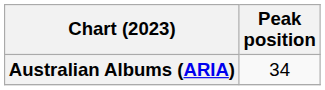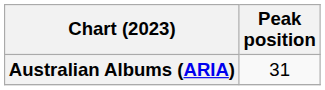(280, 69) 34 -> (280, 69) 31
